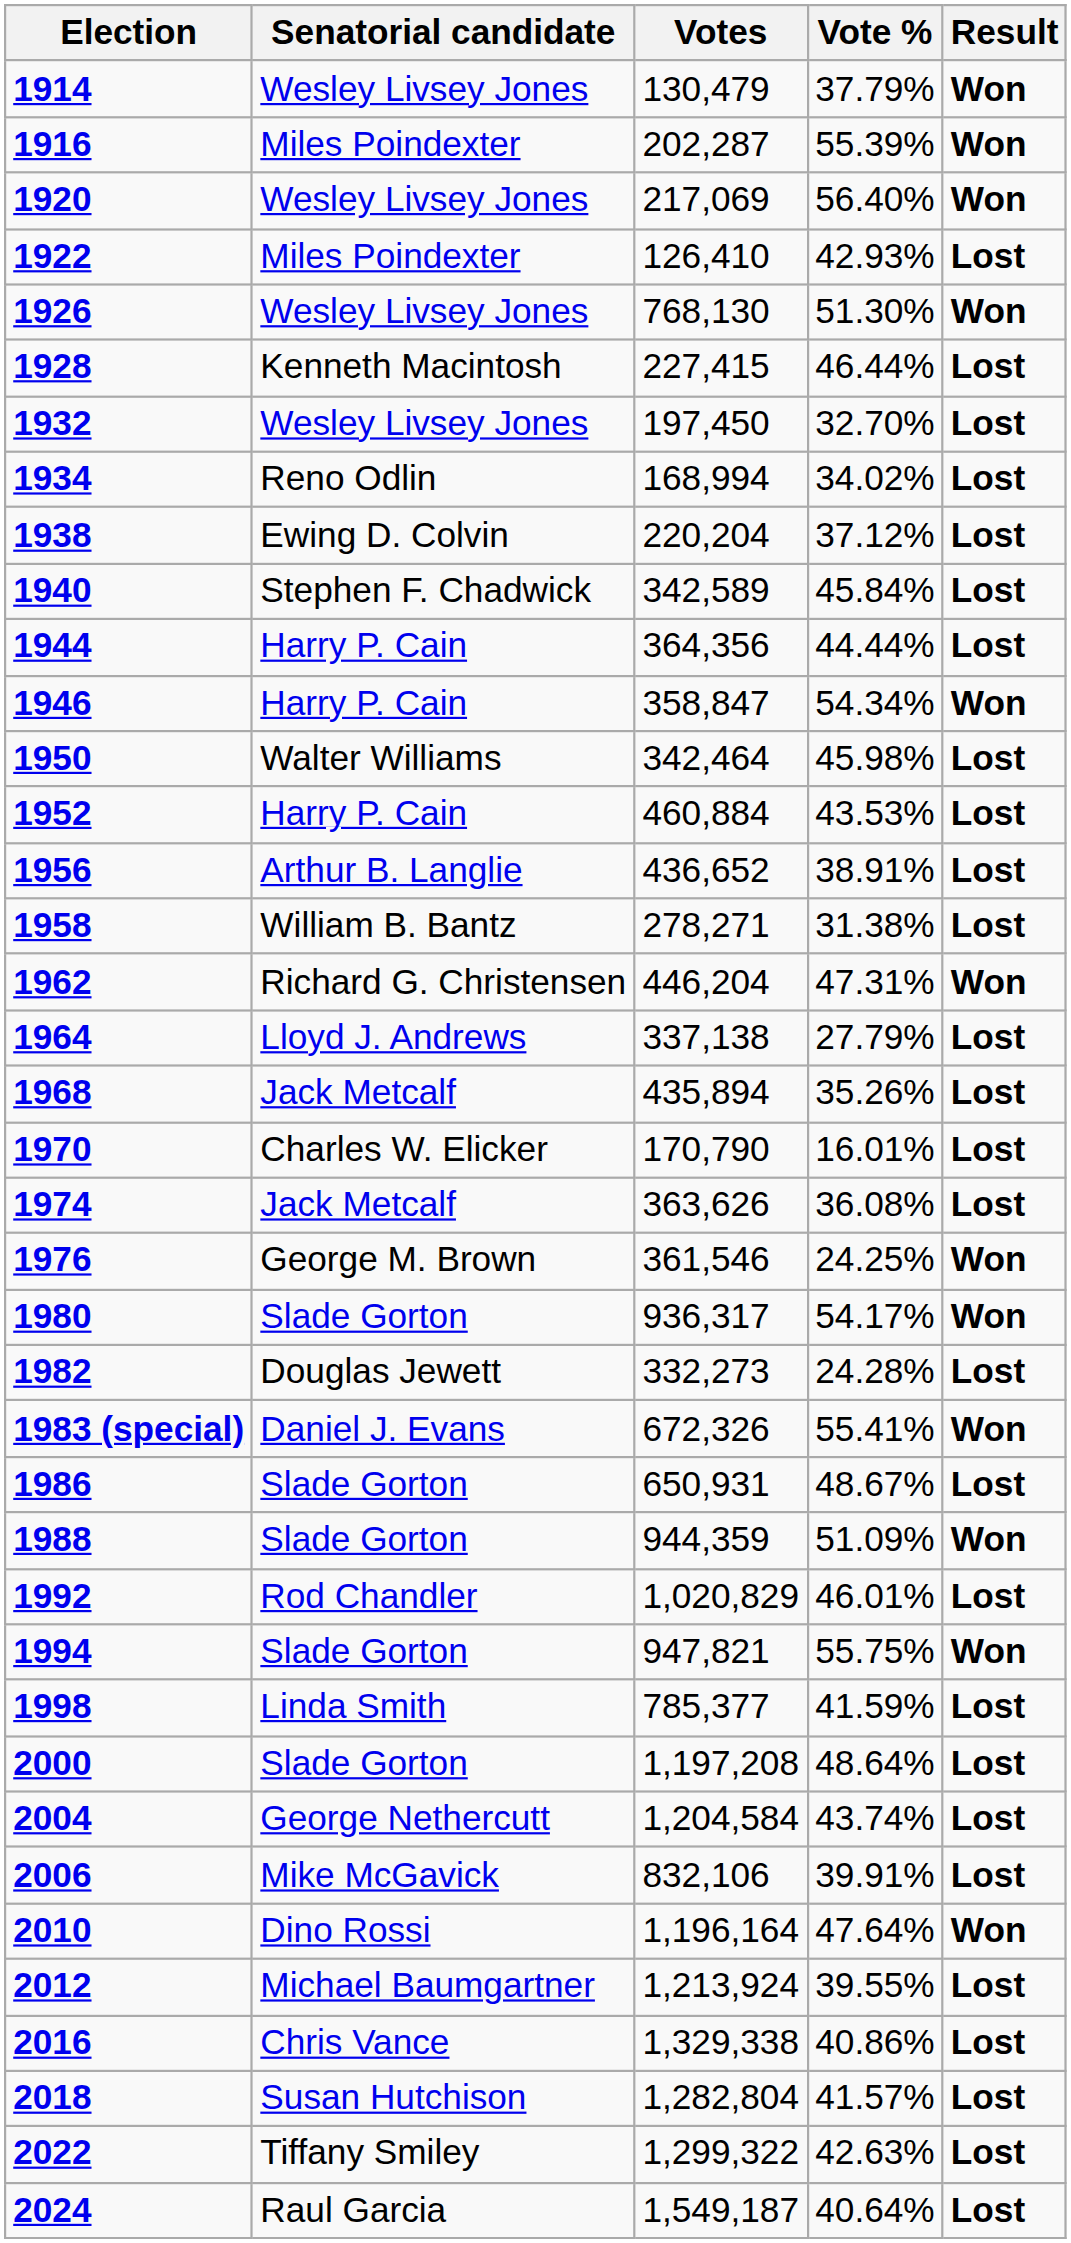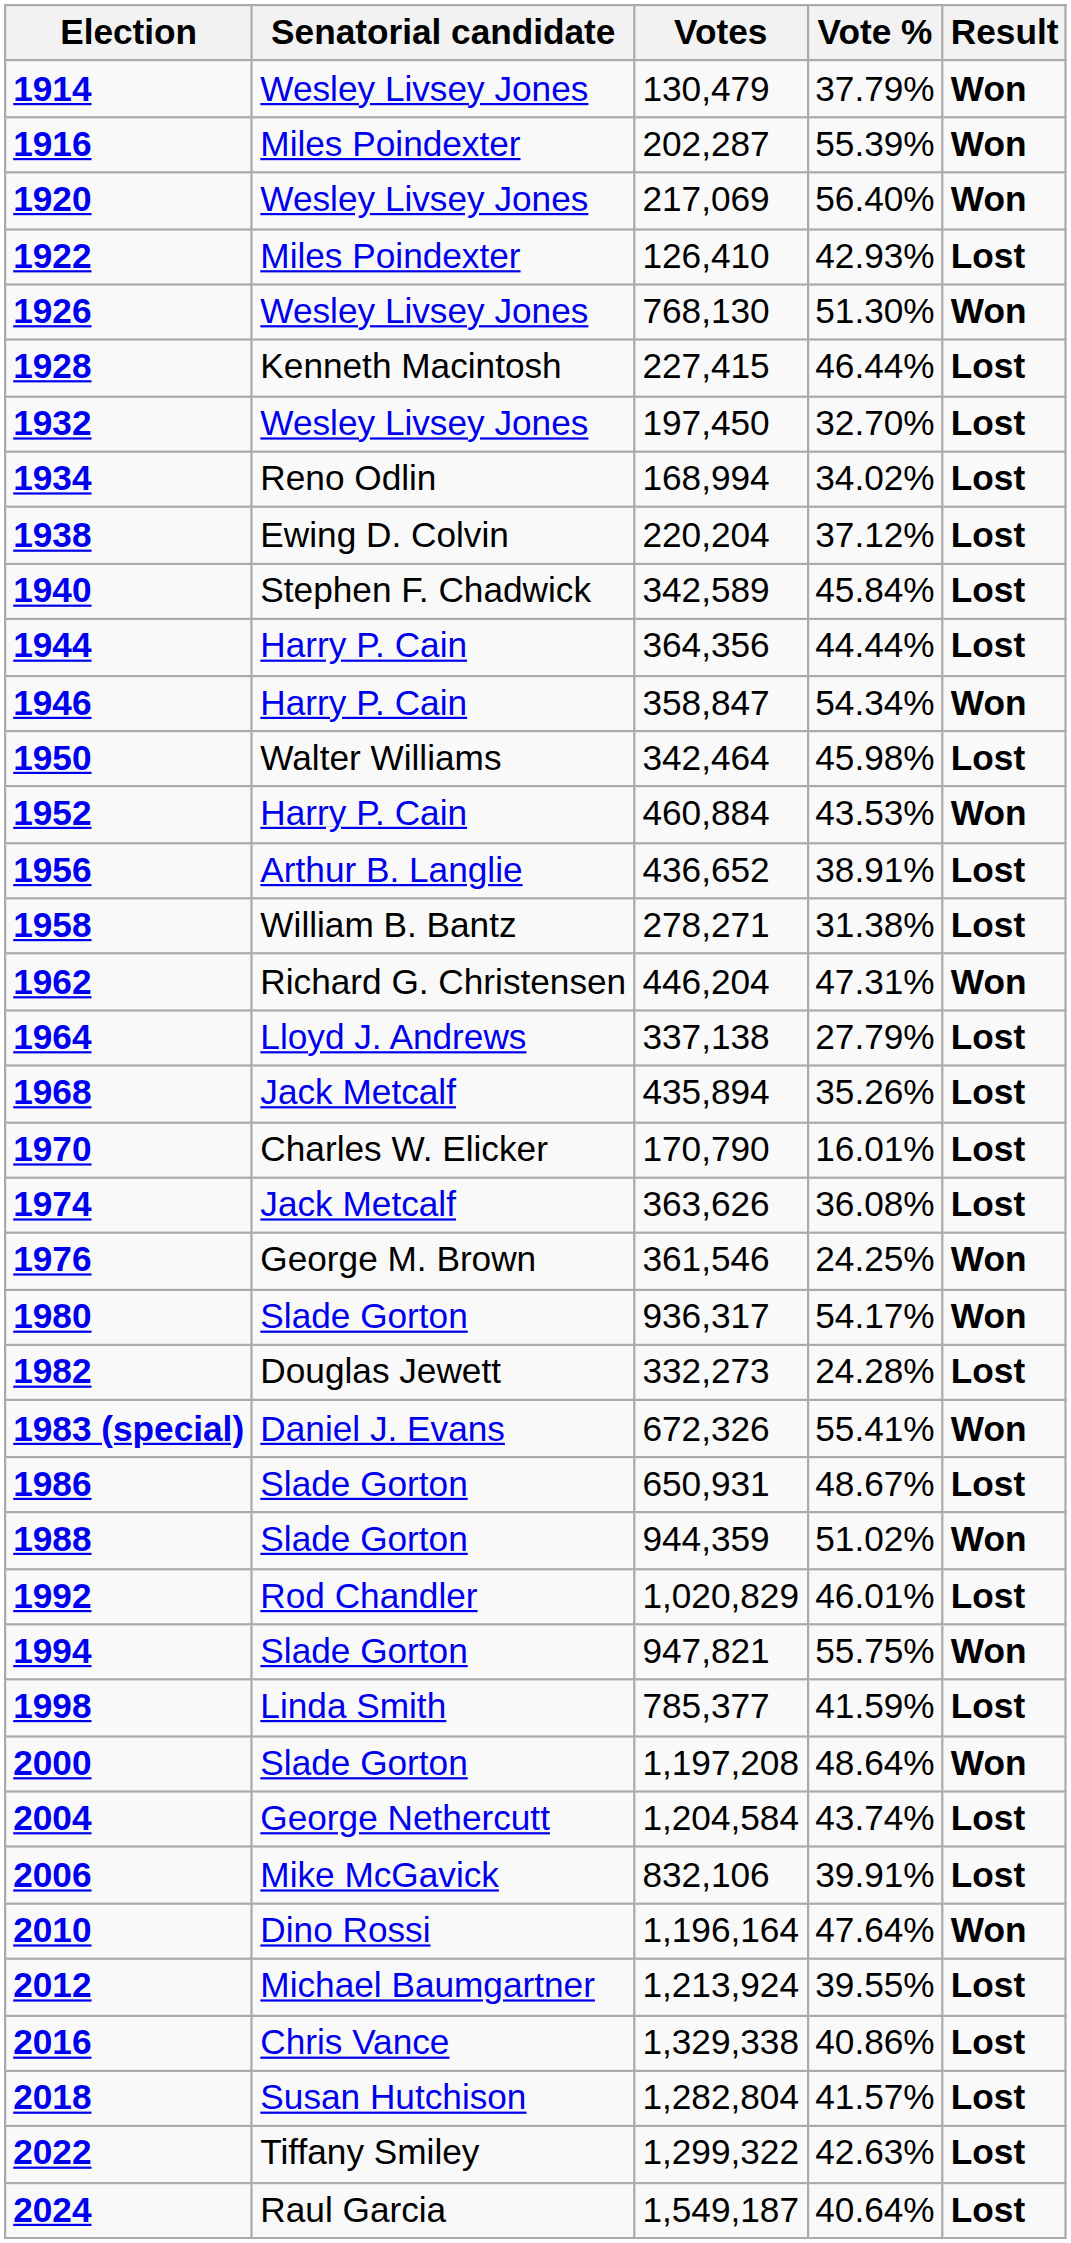(988, 813) Lost -> (989, 813) Won
(875, 1539) 51.09% -> (875, 1539) 51.02%
(988, 1762) Lost -> (989, 1762) Won
